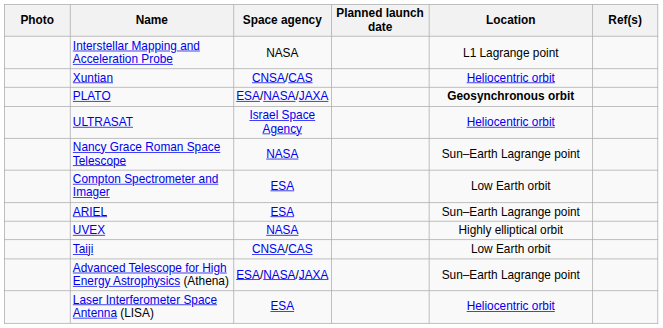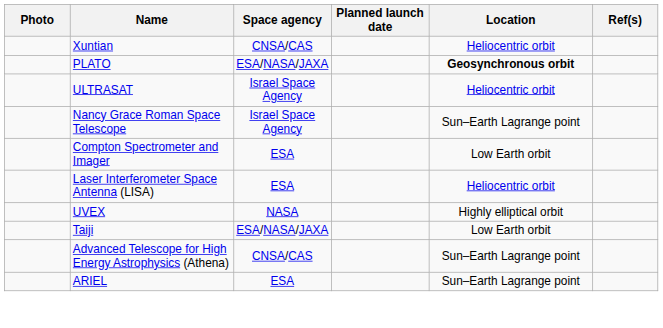- row: (136, 52)
(282, 154) NASA -> (282, 122) Israel Space Agency
rows swapped: (90, 211) <-> (145, 307)
(282, 249) CNSA/CAS -> (282, 230) ESA/NASA/JAXA
(282, 274) ESA/NASA/JAXA -> (282, 256) CNSA/CAS
